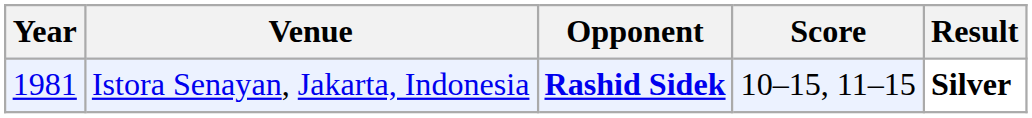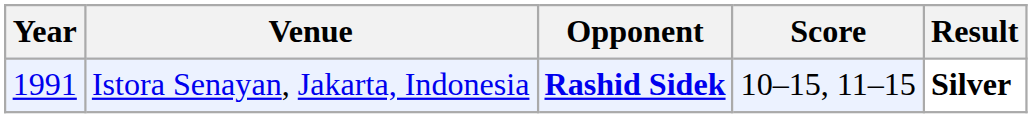(45, 84) 1981 -> (45, 84) 1991
